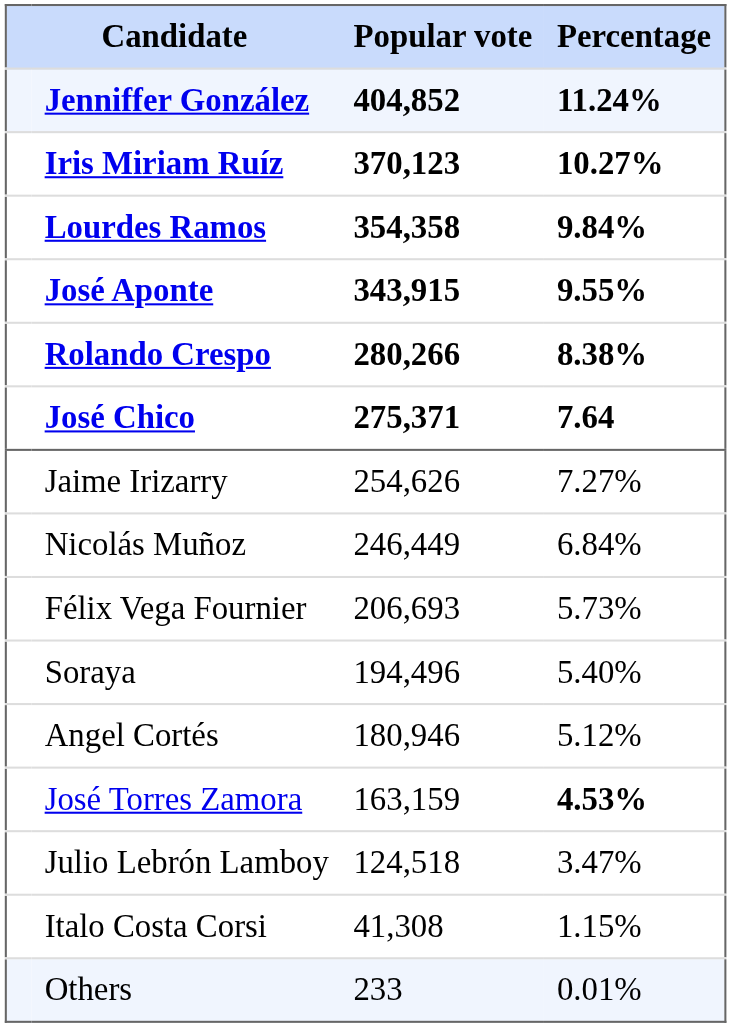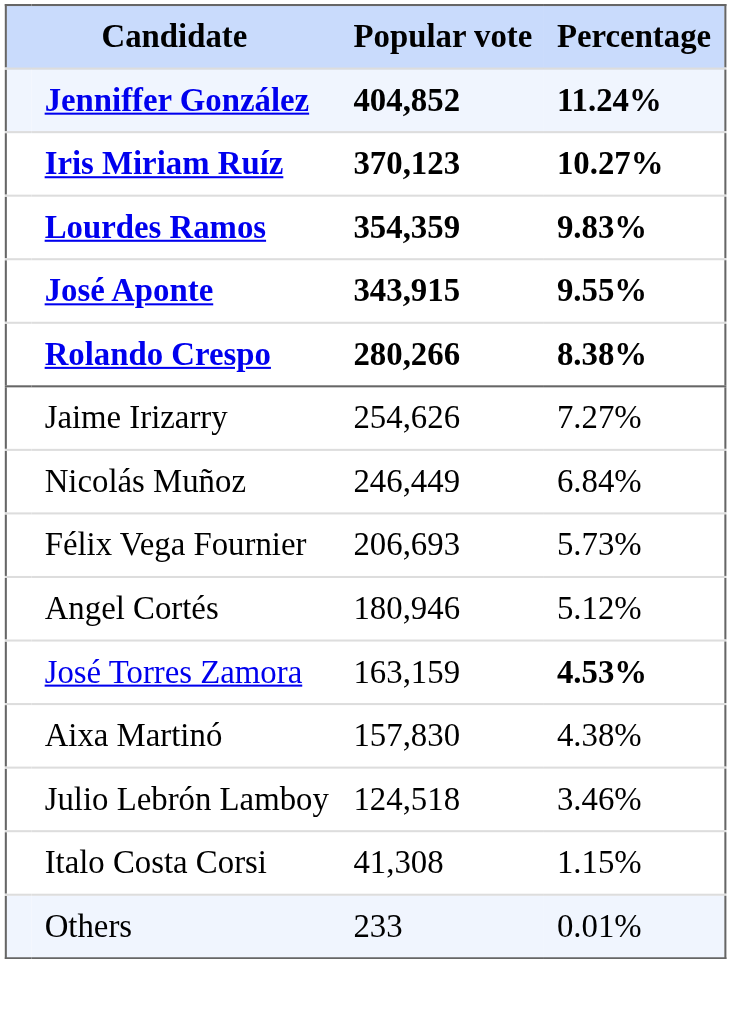(407, 226) 354,358 -> (407, 226) 354,359
(602, 226) 9.84% -> (602, 226) 9.83%
- row: (120, 417)
- row: (90, 671)
+ row: (133, 735)
(599, 862) 3.47% -> (599, 798) 3.46%
